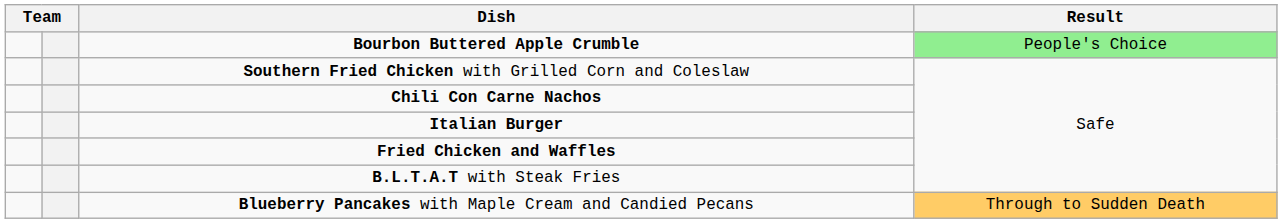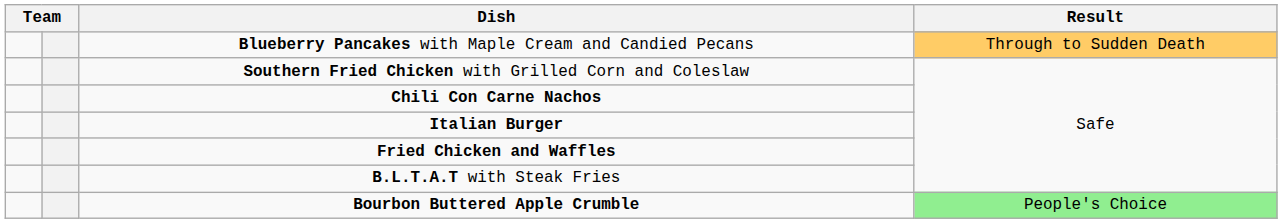rows swapped: (496, 44) <-> (496, 205)
